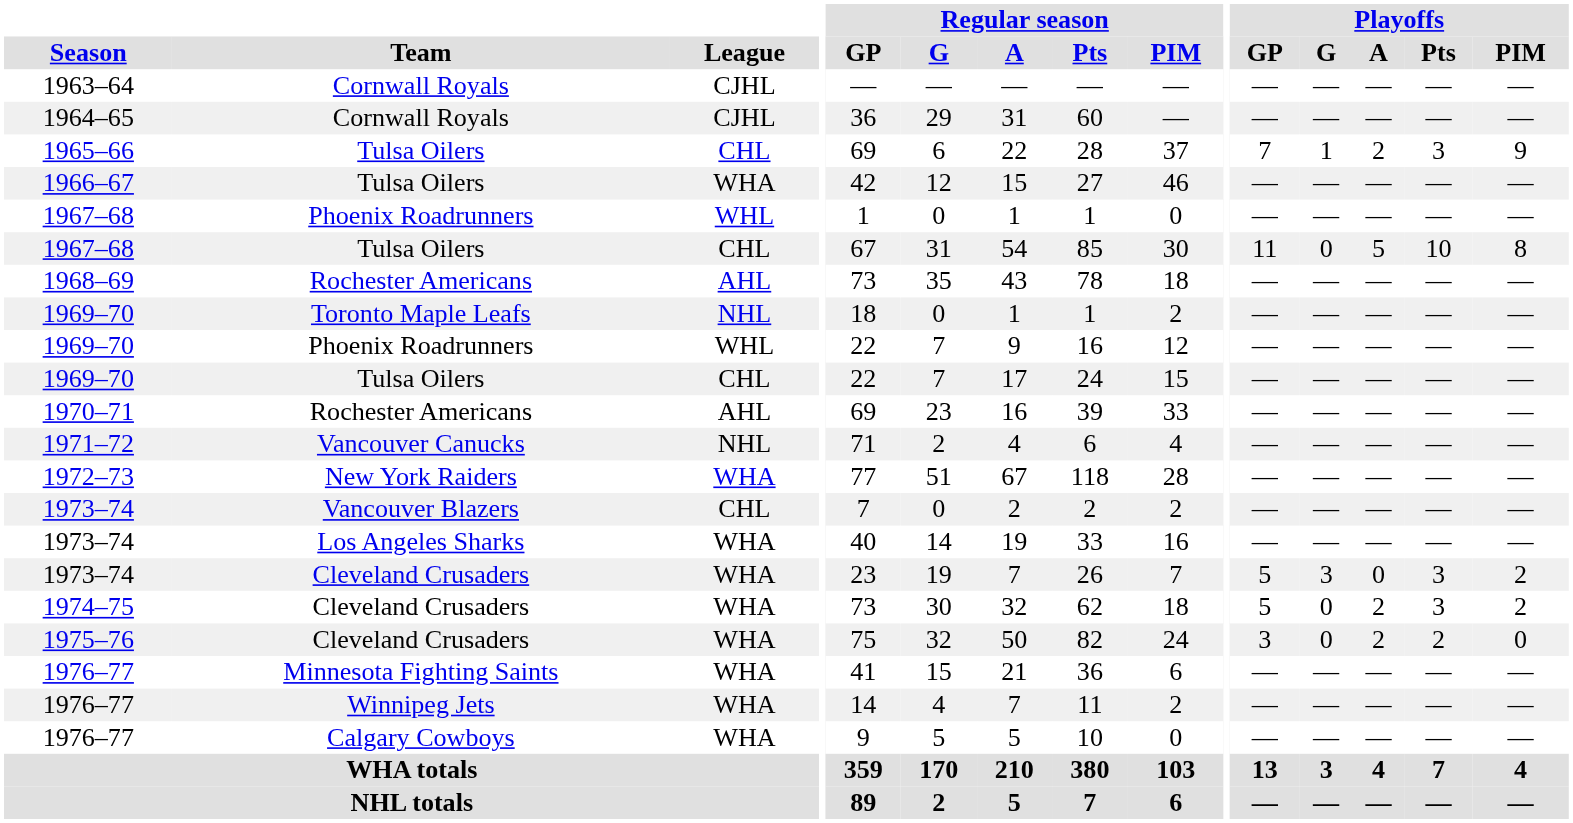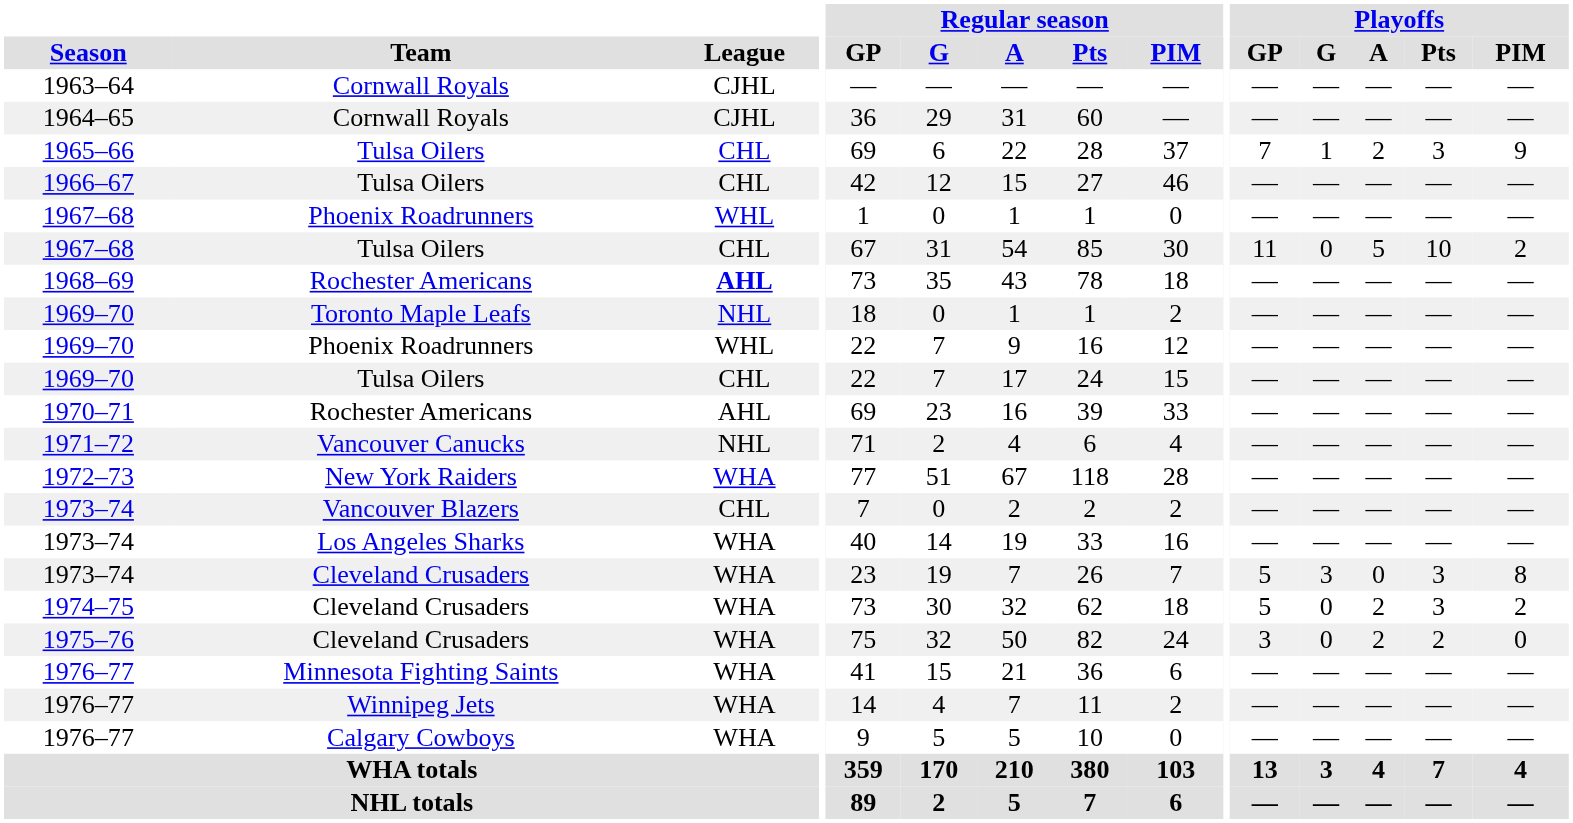(744, 182) WHA -> (744, 182) CHL
(1521, 248) 8 -> (1521, 248) 2
(744, 280) normal -> (744, 280) bold
(1521, 574) 2 -> (1521, 574) 8
